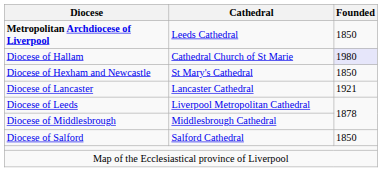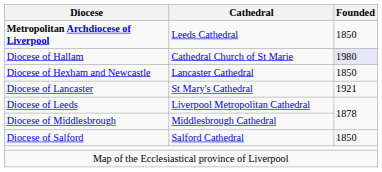(212, 72) St Mary's Cathedral -> (212, 72) Lancaster Cathedral
(212, 89) Lancaster Cathedral -> (212, 89) St Mary's Cathedral
